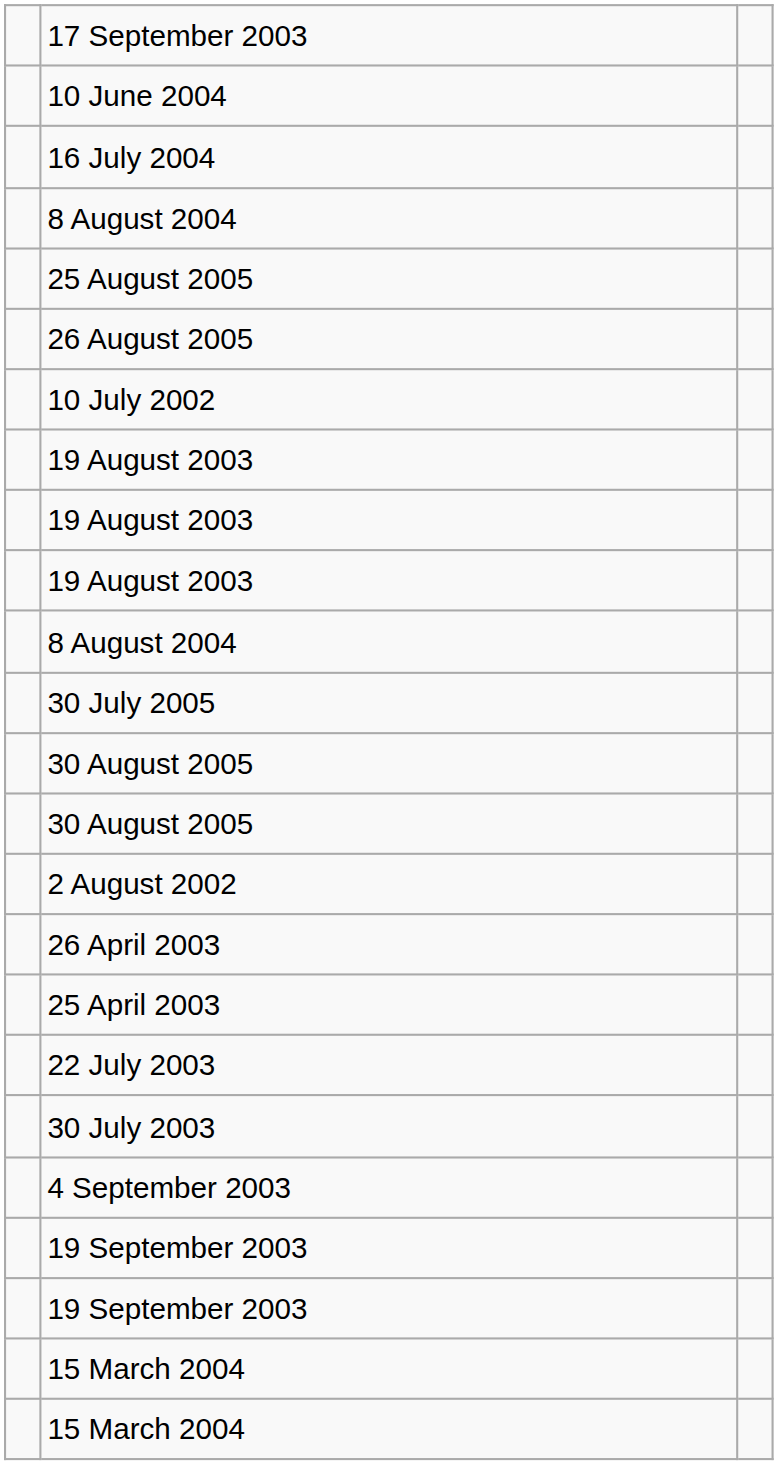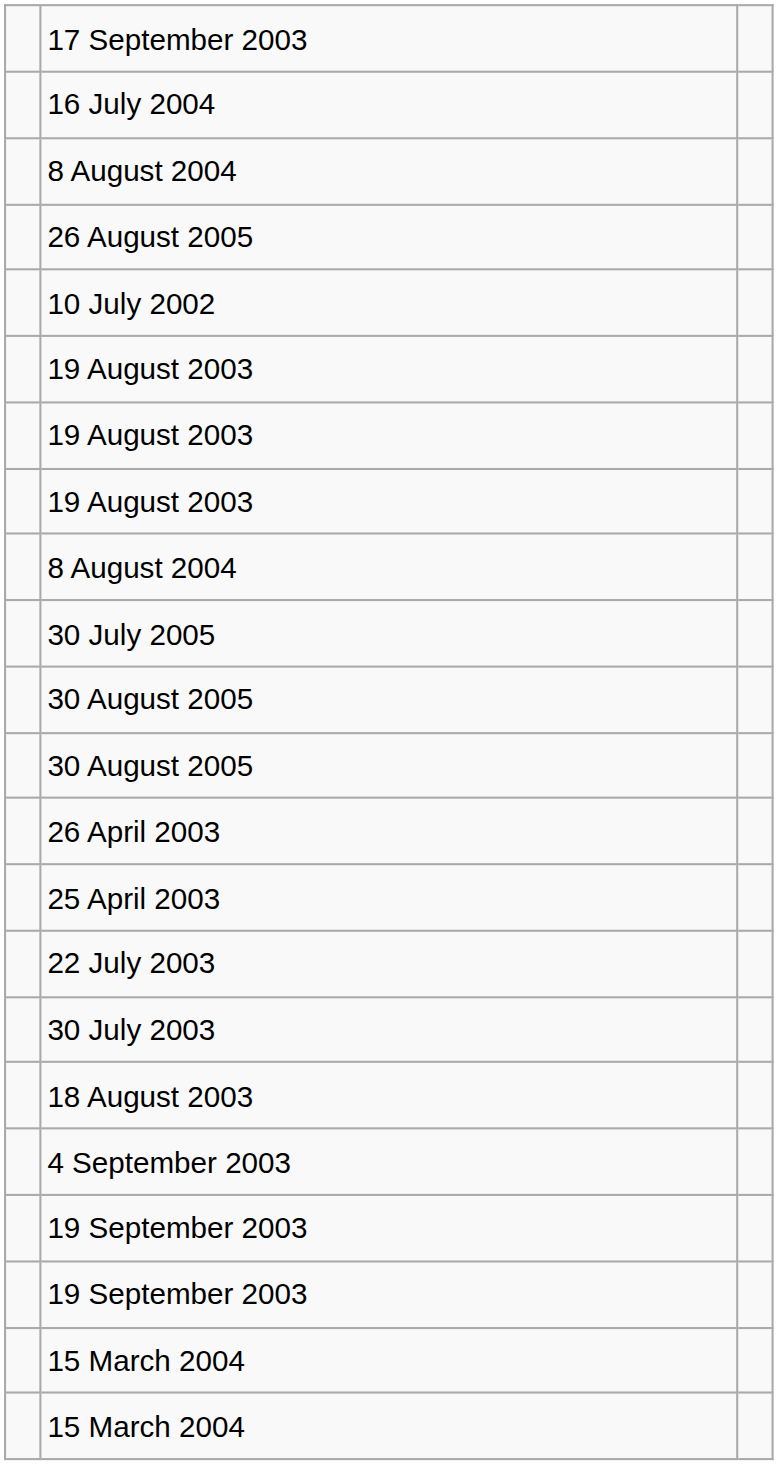- row: (23, 97)
- row: (23, 278)
- row: (23, 884)
+ row: (23, 1096)
